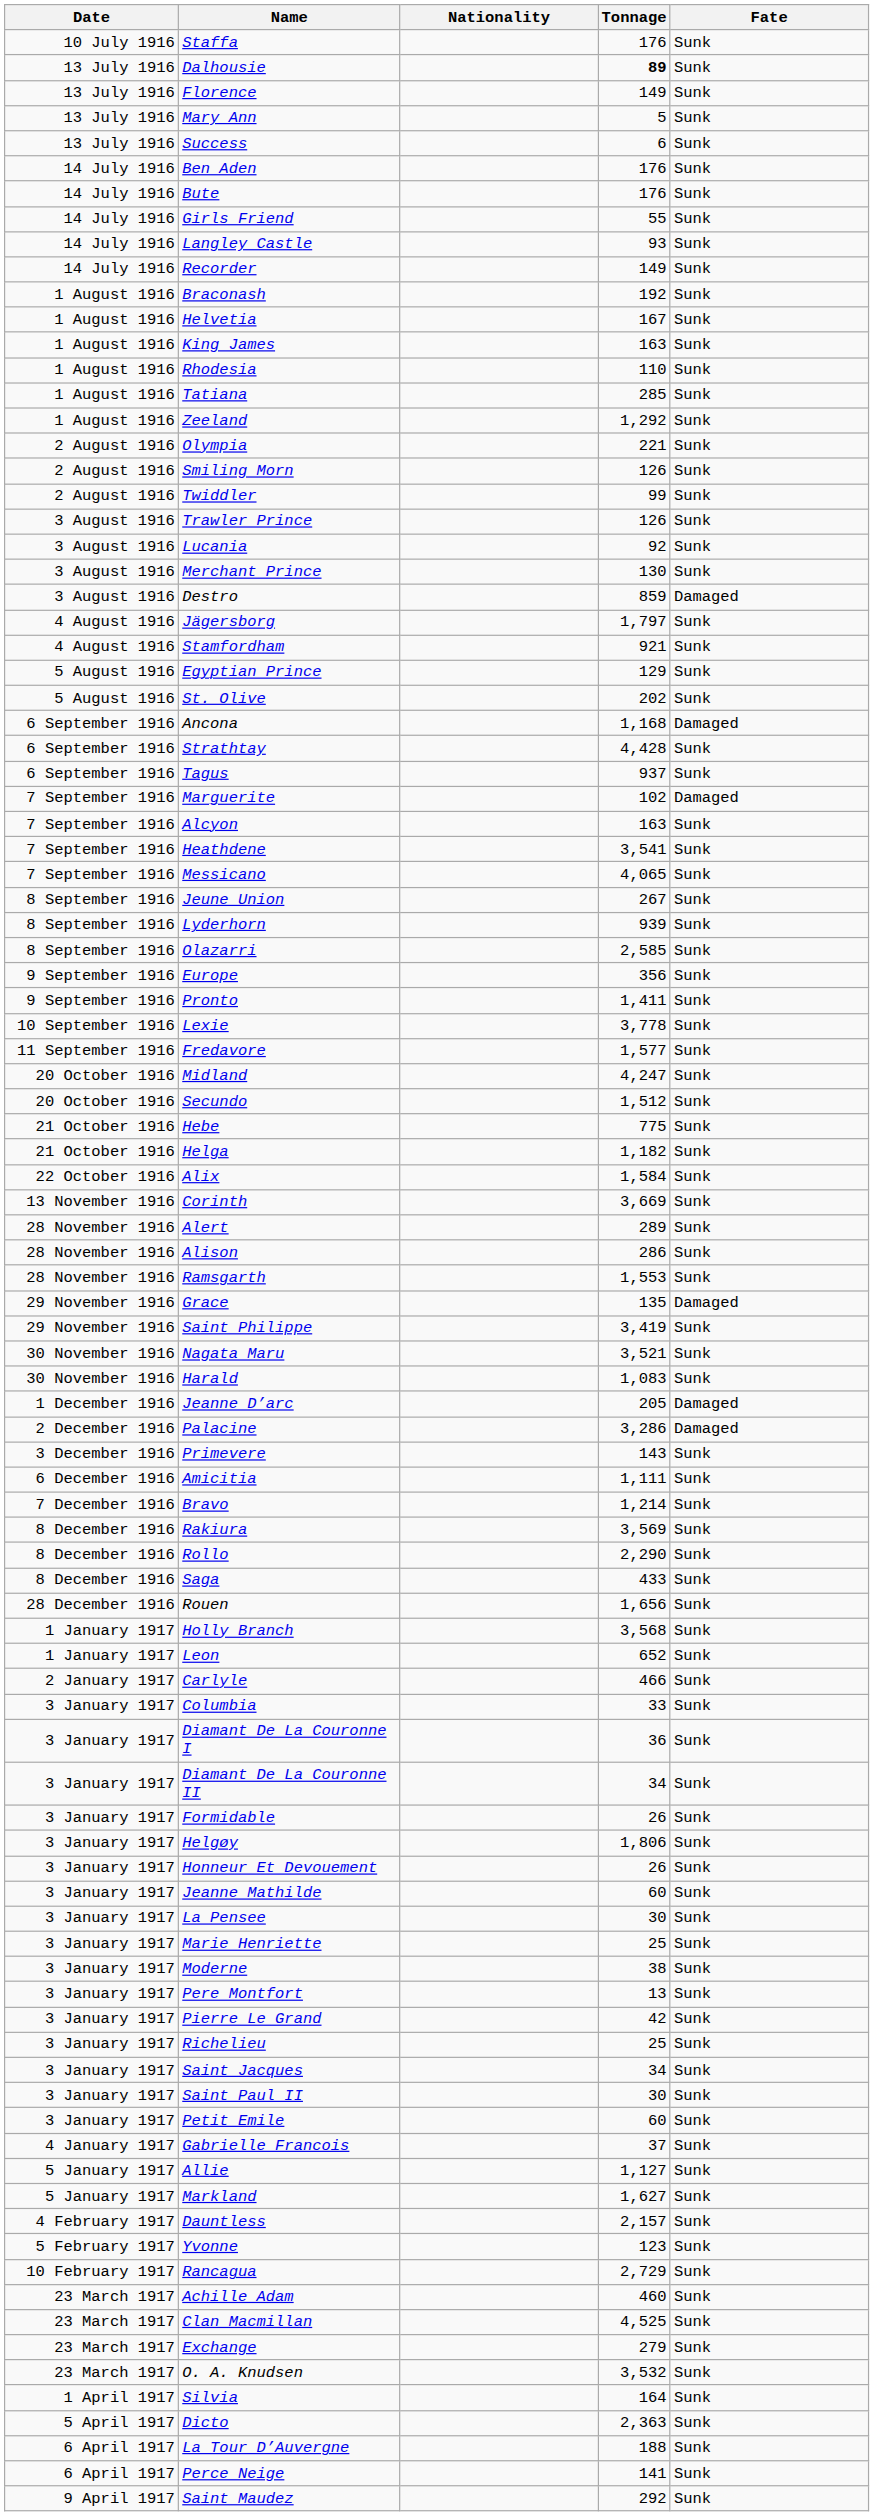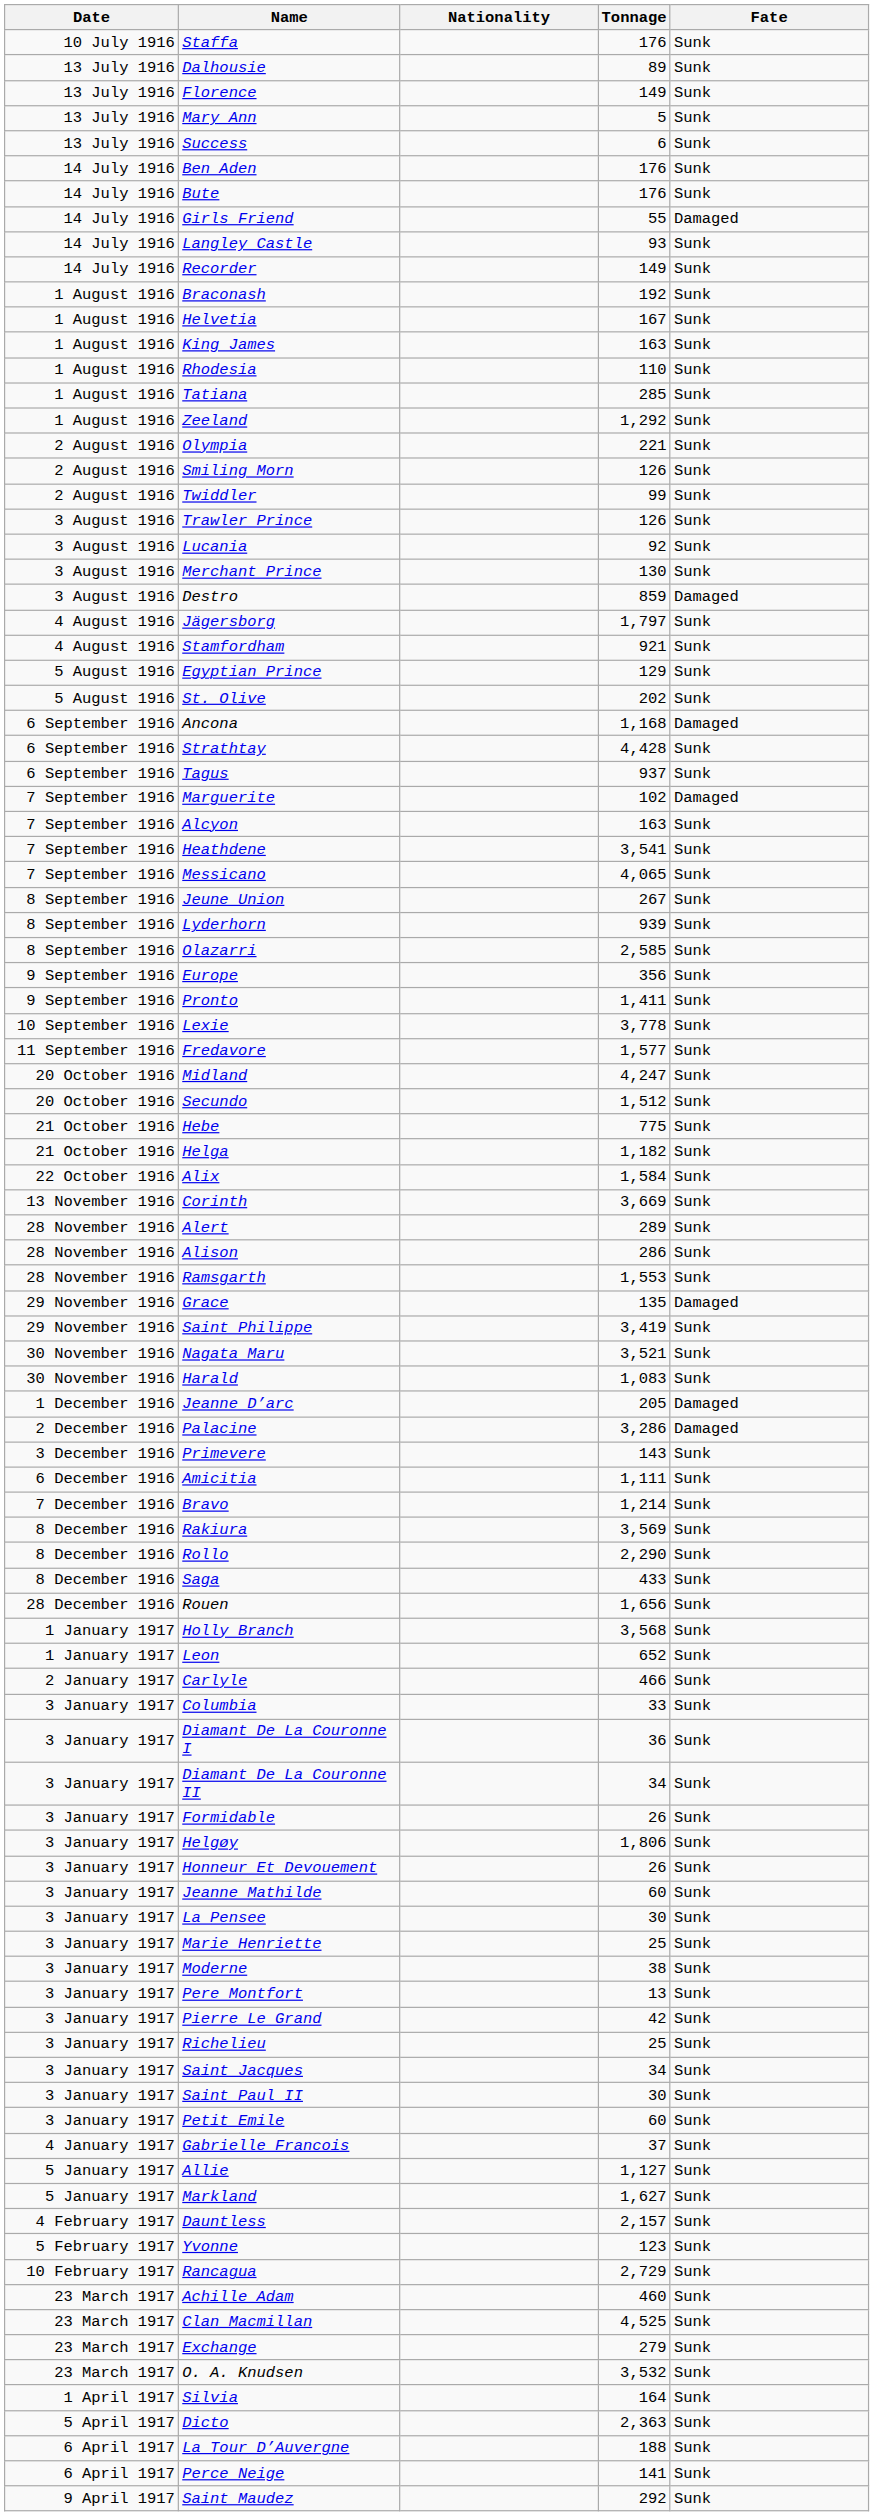(657, 68) bold -> (657, 68) normal
(692, 219) Sunk -> (706, 219) Damaged
